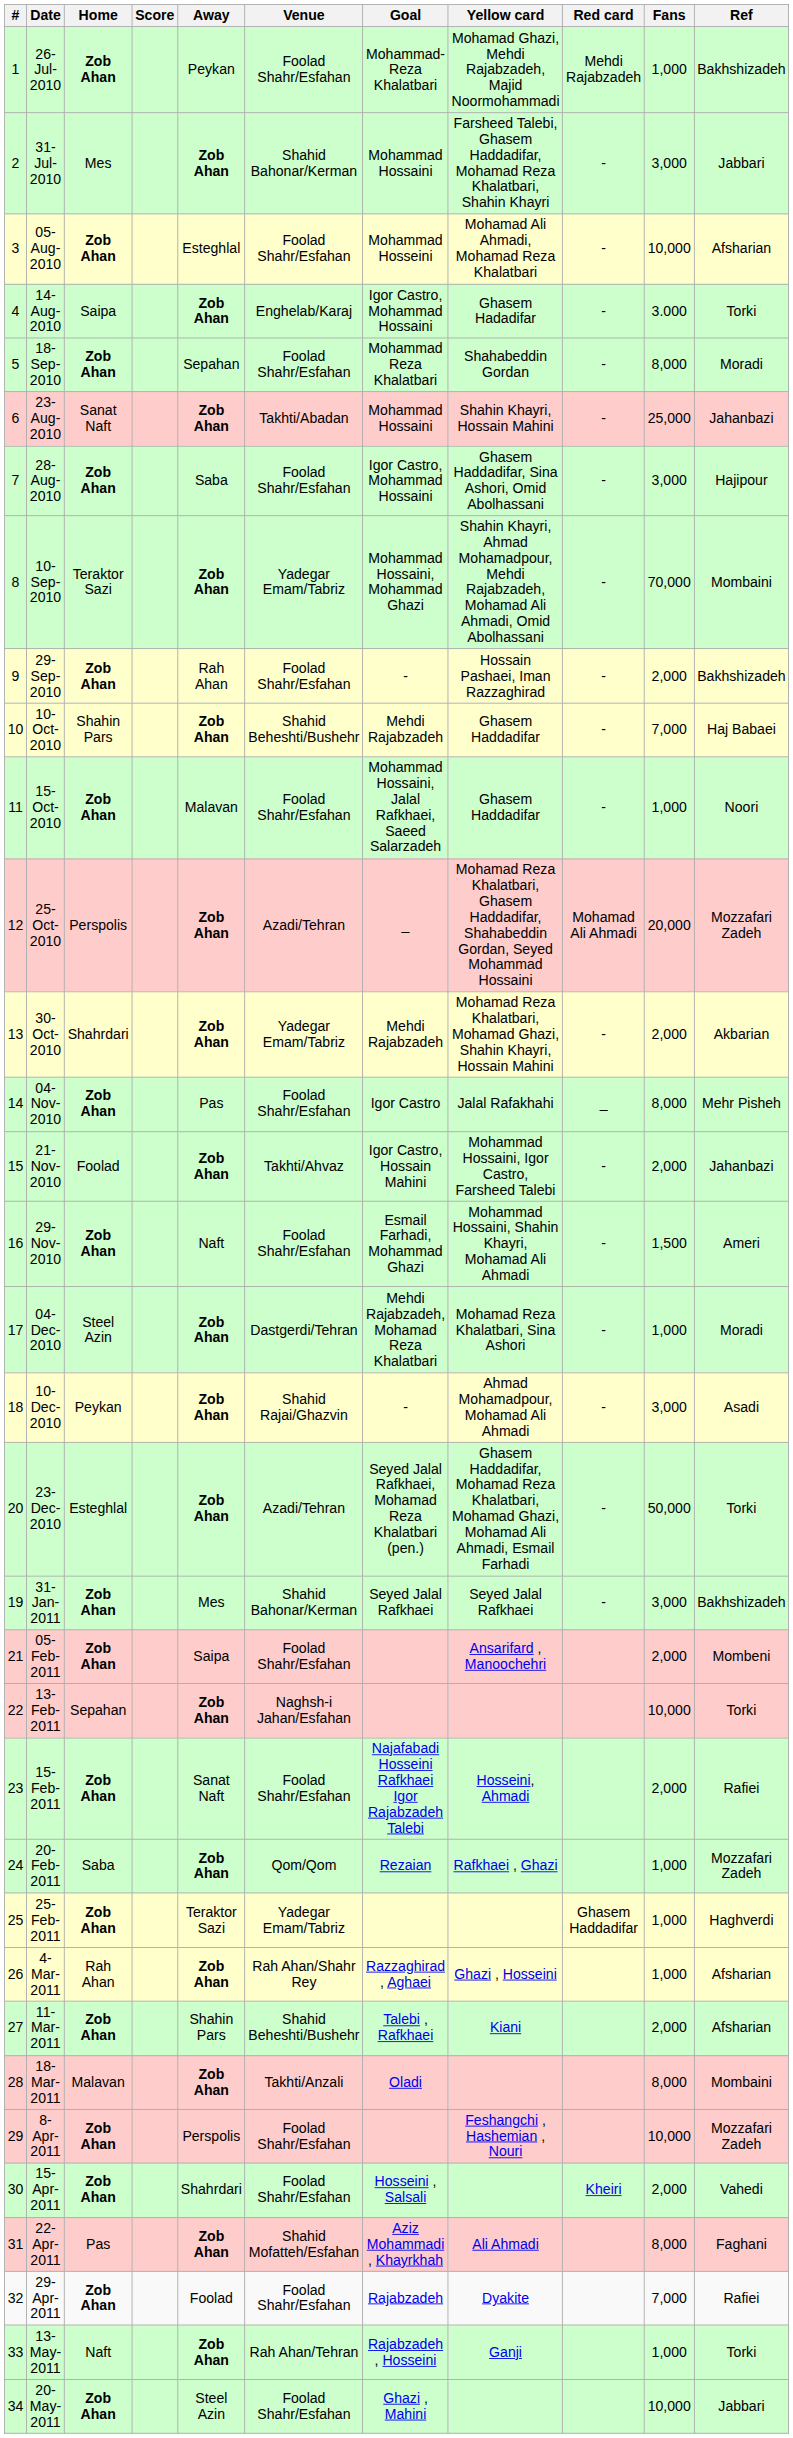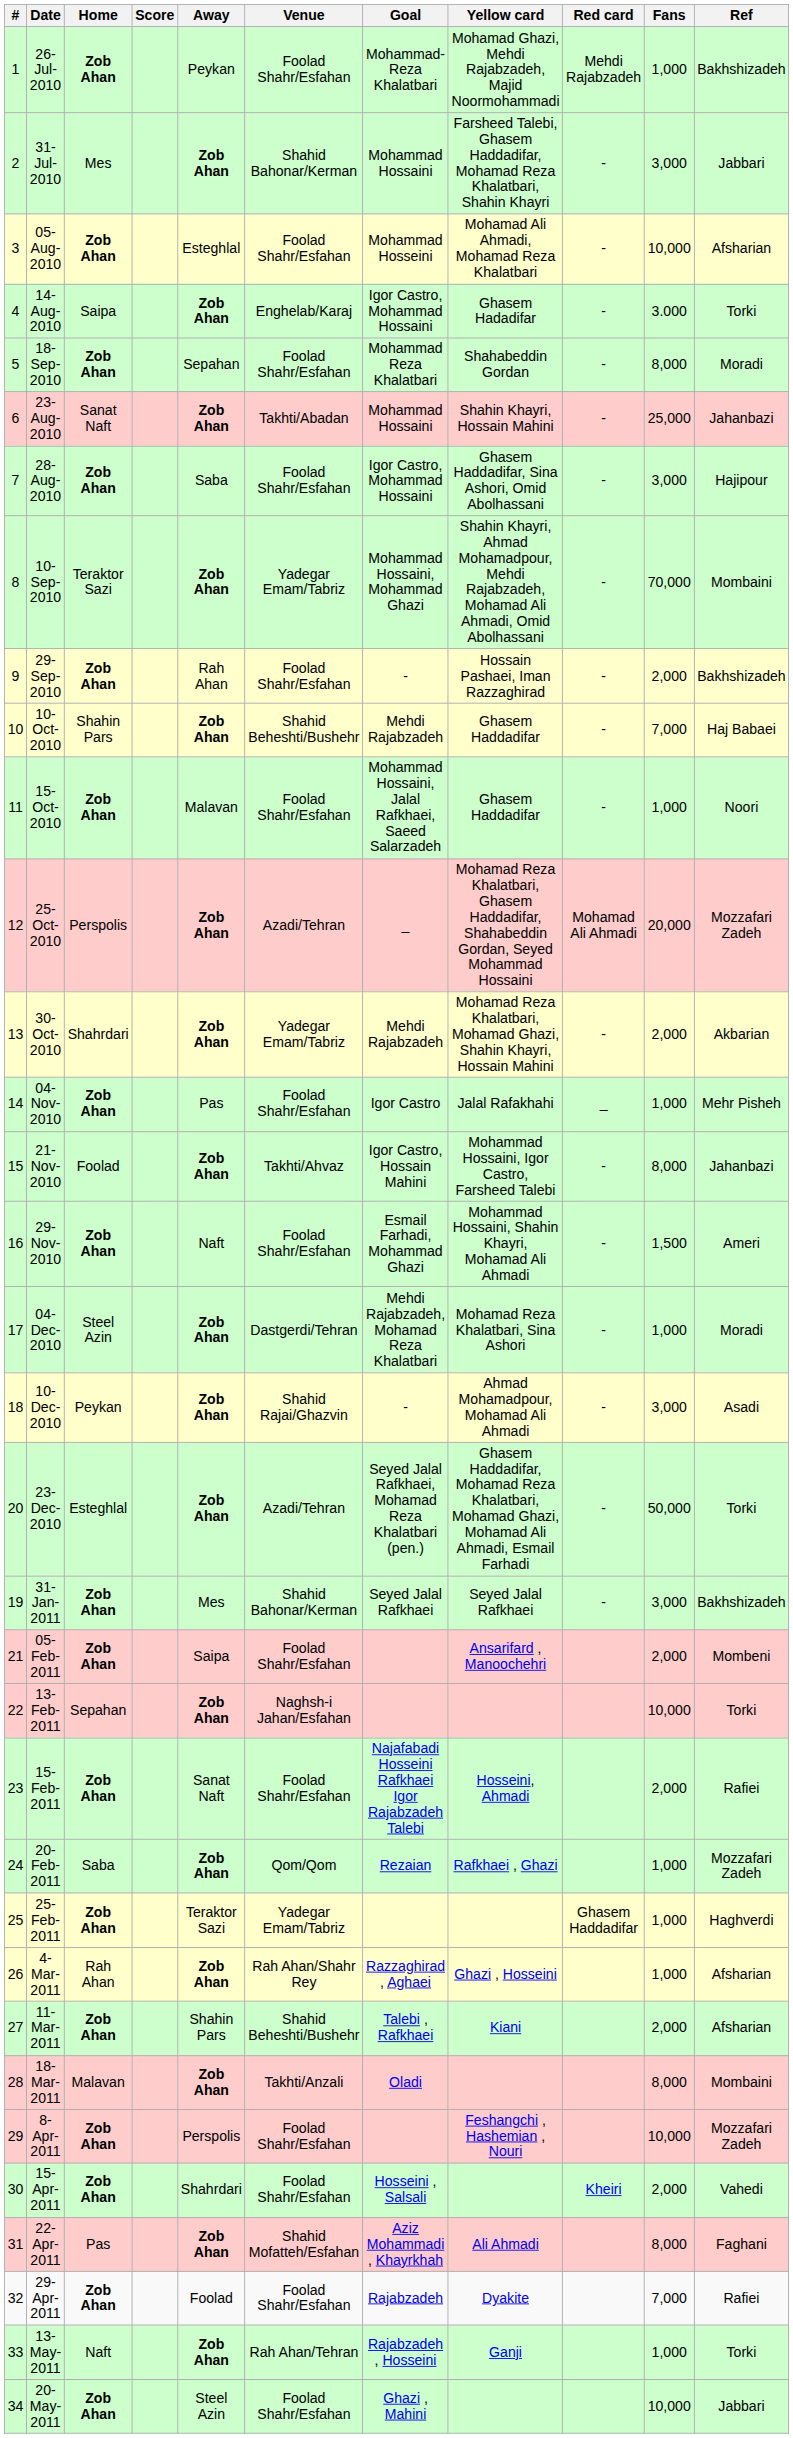(669, 1104) 8,000 -> (669, 1104) 1,000
(669, 1166) 2,000 -> (669, 1166) 8,000
